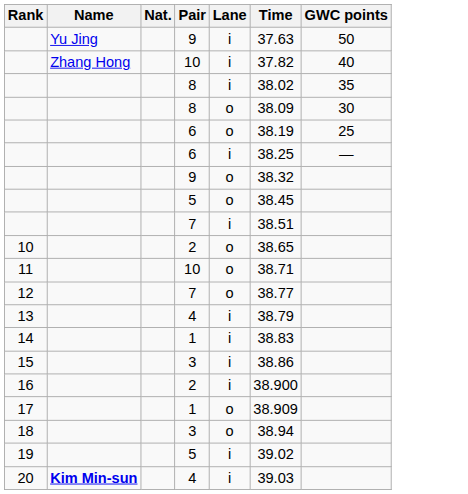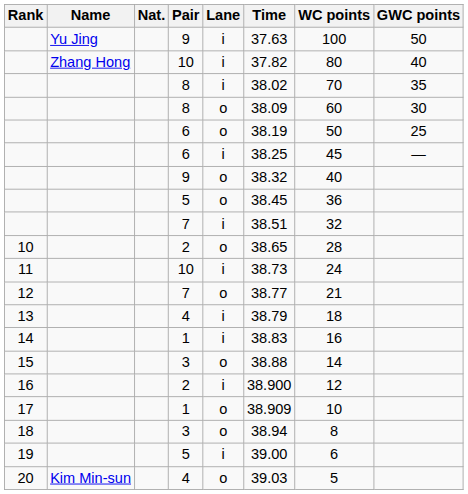+ column: (334, 16)
(230, 270) o -> (223, 270) i
(276, 270) 38.71 -> (269, 270) 38.73
(230, 362) i -> (223, 362) o
(276, 362) 38.86 -> (269, 362) 38.88
(276, 454) 39.02 -> (269, 454) 39.00
(94, 477) bold -> (91, 477) normal
(230, 477) i -> (223, 477) o
